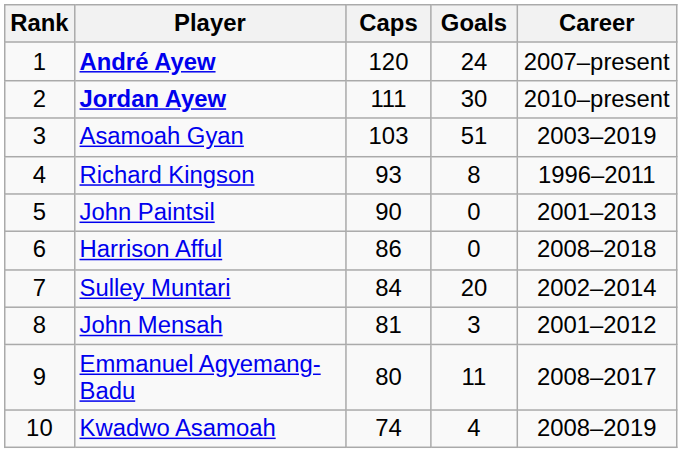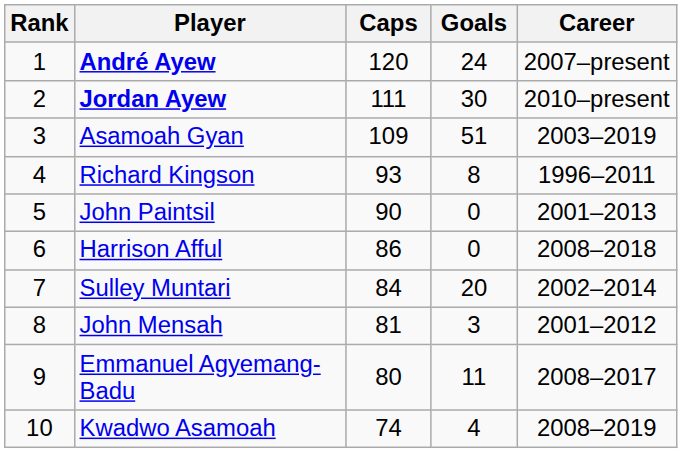(389, 136) 103 -> (389, 136) 109
